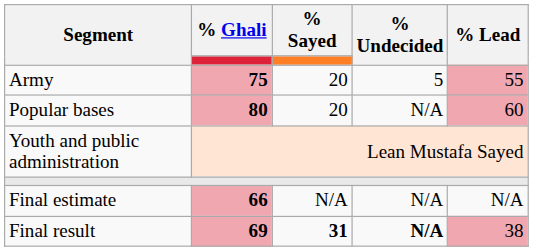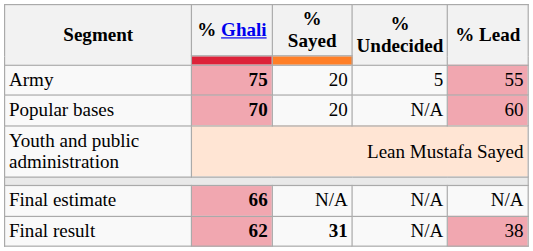(258, 110) 80 -> (258, 110) 70
(258, 230) 69 -> (258, 230) 62
(427, 230) bold -> (427, 230) normal
